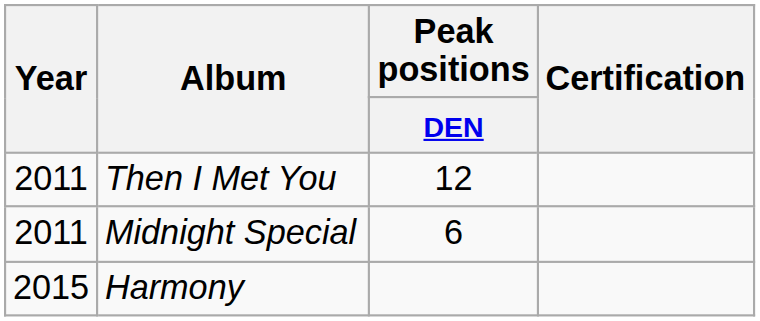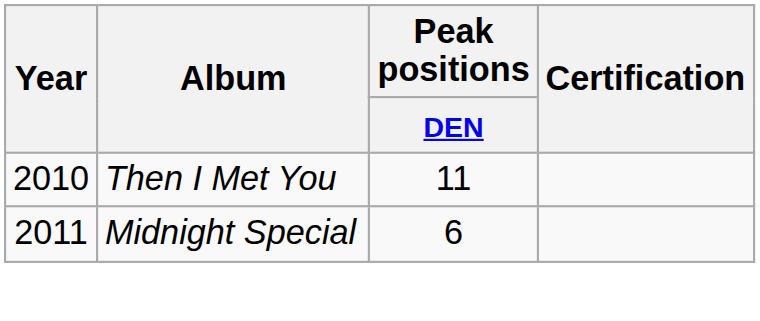(51, 178) 2011 -> (51, 178) 2010
(454, 178) 12 -> (454, 178) 11
- row: (174, 287)
